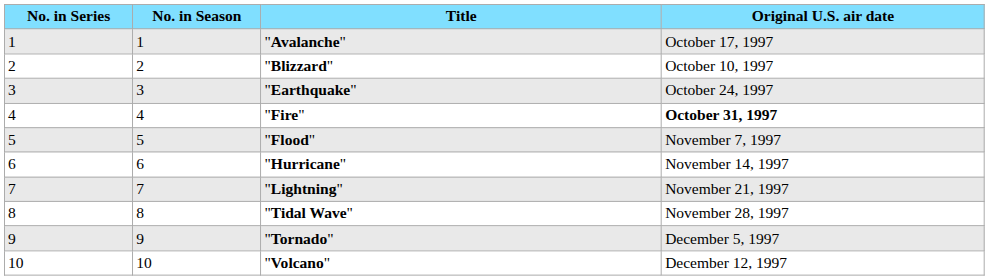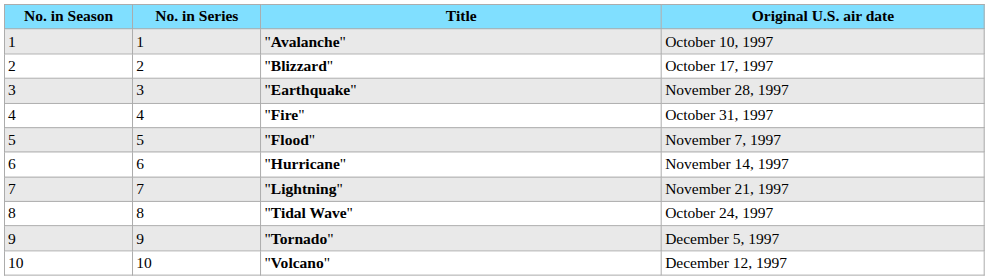columns swapped: (69, 16) <-> (197, 16)
(719, 41) October 17, 1997 -> (719, 41) October 10, 1997
(719, 66) October 10, 1997 -> (719, 66) October 17, 1997
(719, 90) October 24, 1997 -> (727, 90) November 28, 1997
(721, 115) bold -> (719, 115) normal
(727, 213) November 28, 1997 -> (719, 213) October 24, 1997
